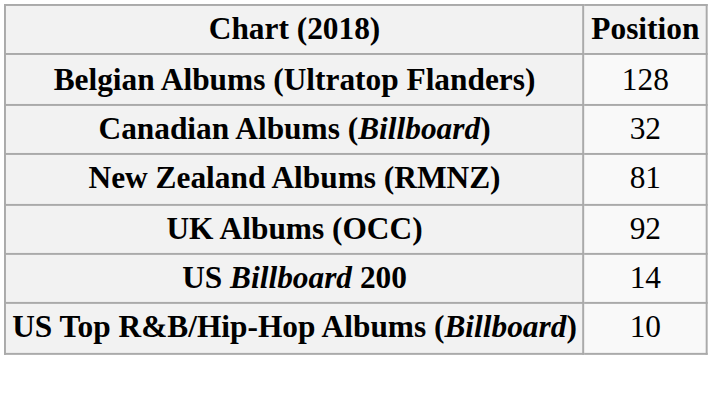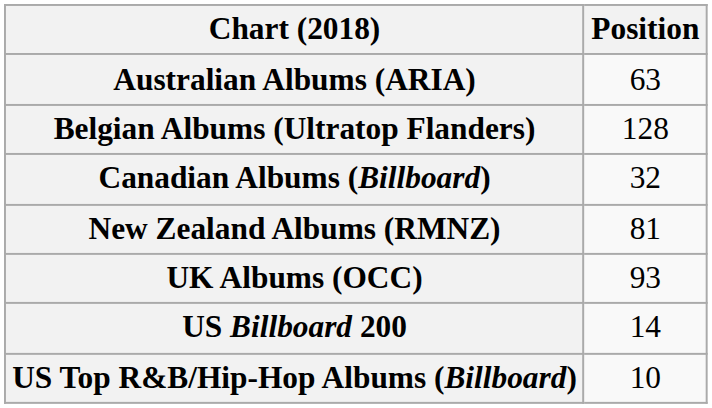+ row: (295, 79)
(645, 228) 92 -> (645, 278) 93
